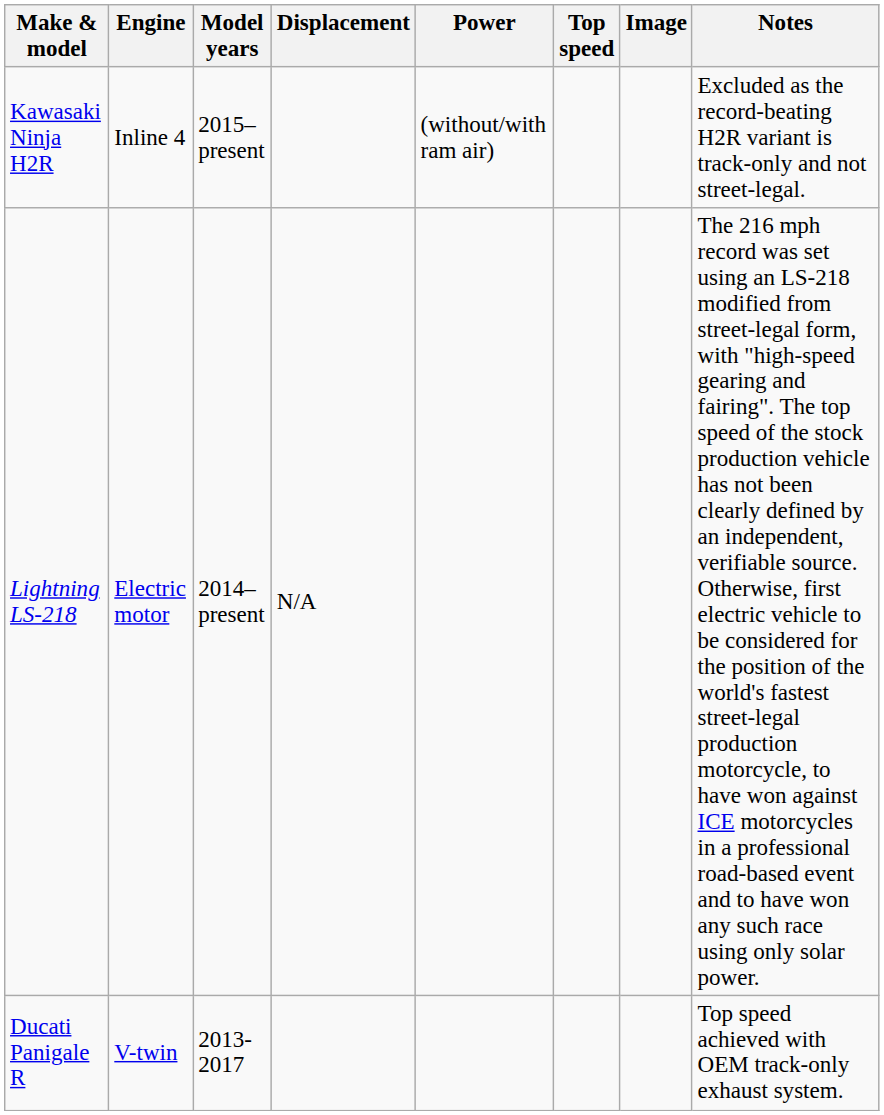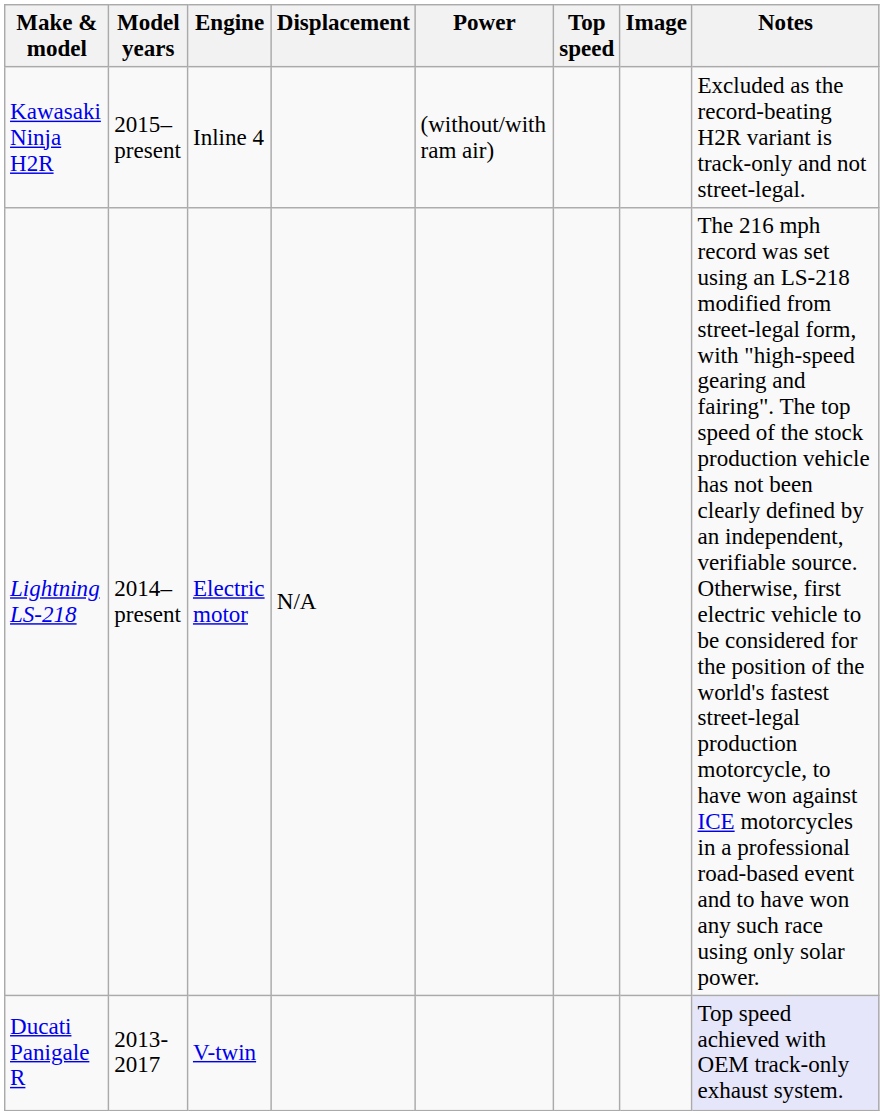columns swapped: (232, 35) <-> (151, 22)
(773, 1052) no background -> (773, 1052) lavender background
